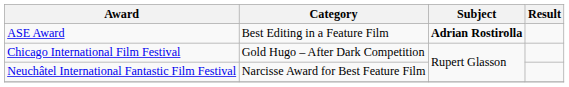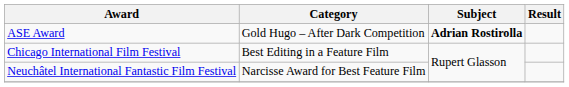(315, 33) Best Editing in a Feature Film -> (333, 33) Gold Hugo – After Dark Competition
(333, 52) Gold Hugo – After Dark Competition -> (315, 52) Best Editing in a Feature Film
